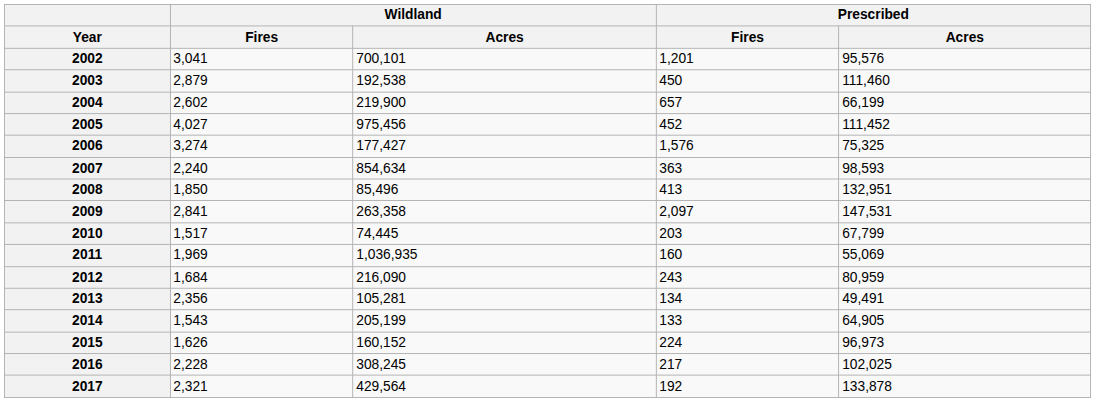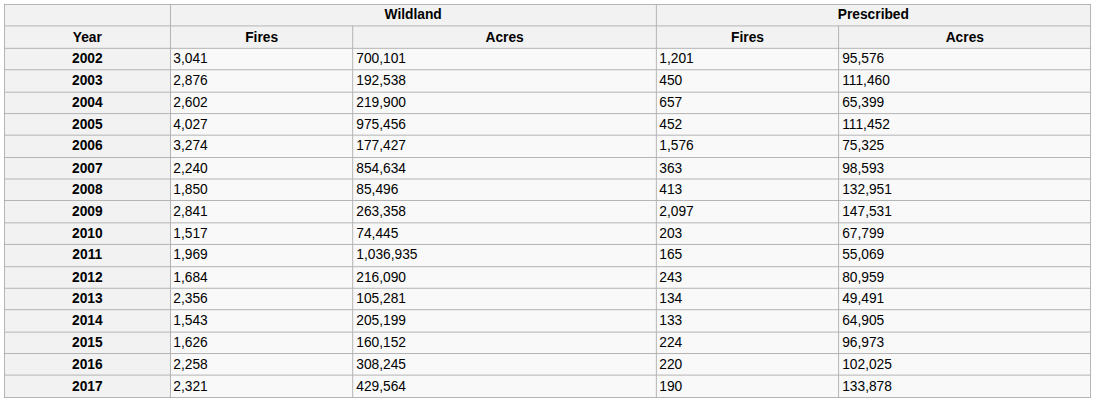(191, 80) 2,879 -> (191, 80) 2,876
(863, 102) 66,199 -> (863, 102) 65,399
(671, 255) 160 -> (671, 255) 165
(191, 364) 2,228 -> (191, 364) 2,258
(671, 364) 217 -> (671, 364) 220
(671, 386) 192 -> (671, 386) 190
